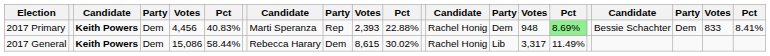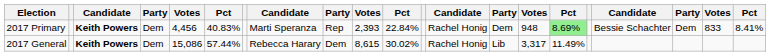(402, 28) 22.88% -> (402, 28) 22.84%
(224, 43) 58.44% -> (224, 43) 57.44%
